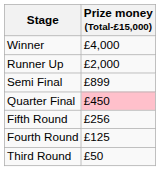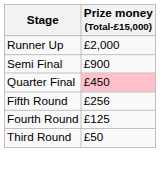- row: (26, 45)
(97, 82) £899 -> (97, 63) £900
